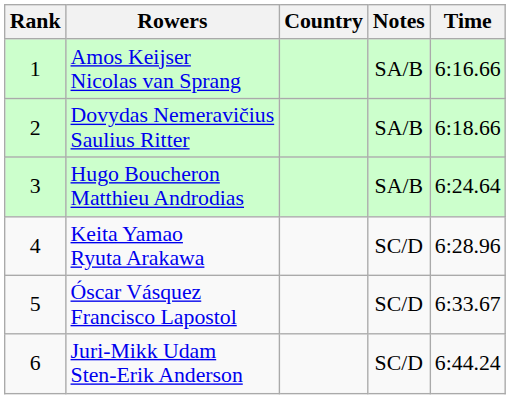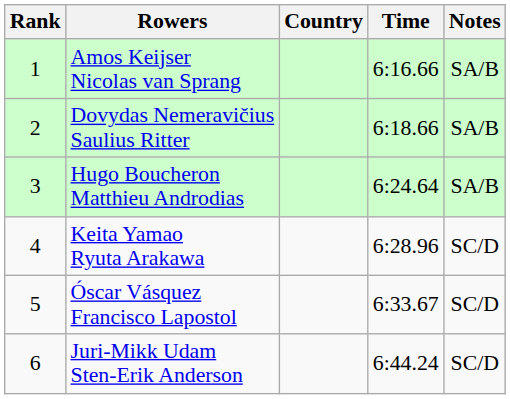columns swapped: (468, 21) <-> (399, 21)
